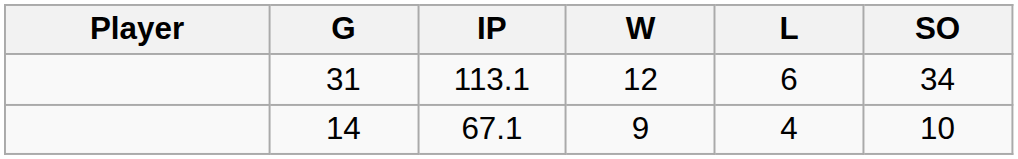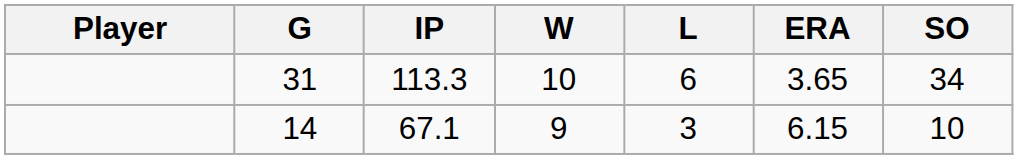+ column: (818, 29)
(492, 79) 113.1 -> (429, 79) 113.3
(640, 79) 12 -> (559, 79) 10
(789, 128) 4 -> (688, 128) 3
